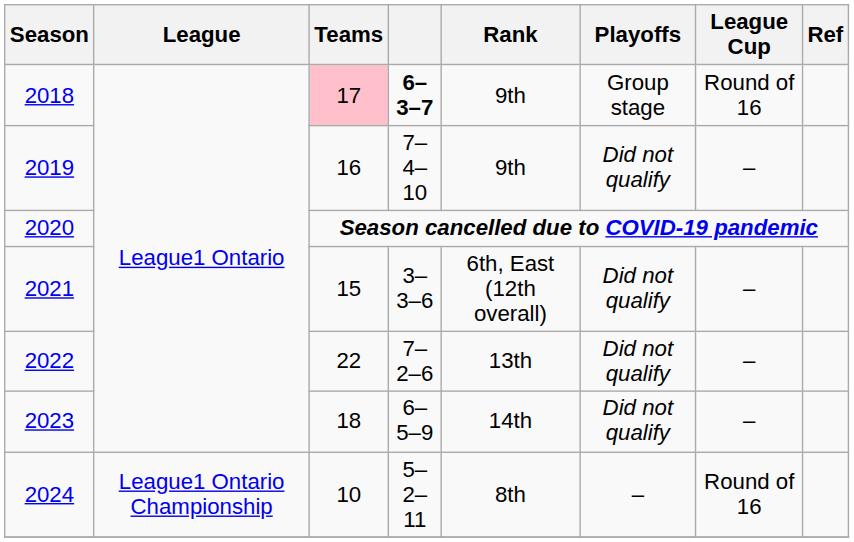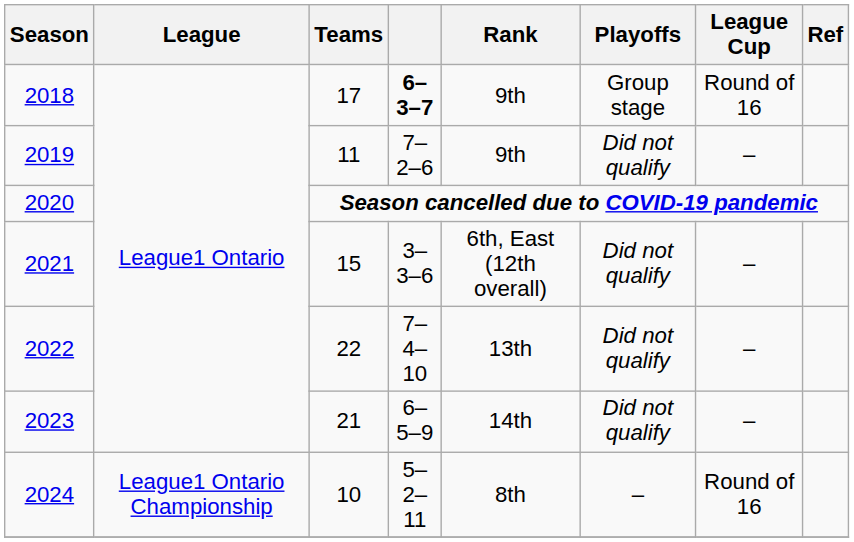(349, 94) pink background -> (349, 94) no background
(349, 167) 16 -> (349, 155) 11
(415, 167) 7–4–10 -> (415, 155) 7–2–6
(415, 361) 7–2–6 -> (415, 348) 7–4–10
(349, 421) 18 -> (349, 421) 21
